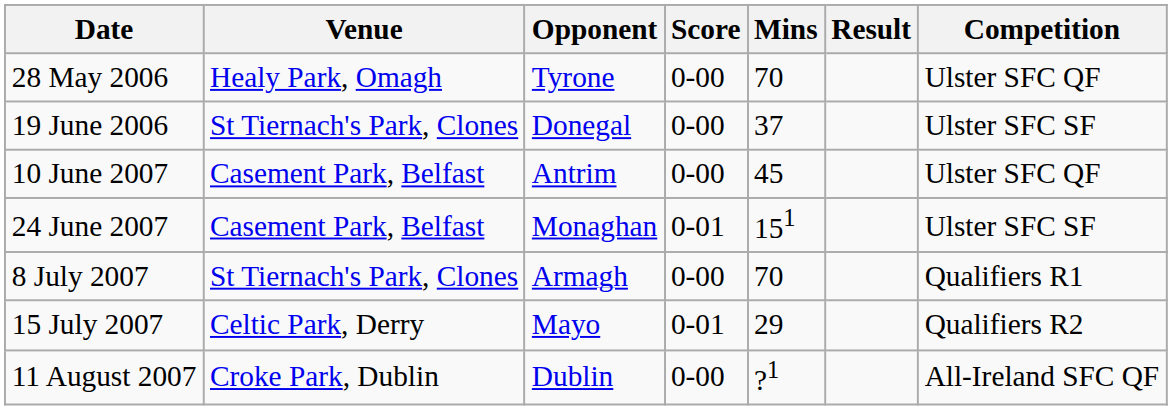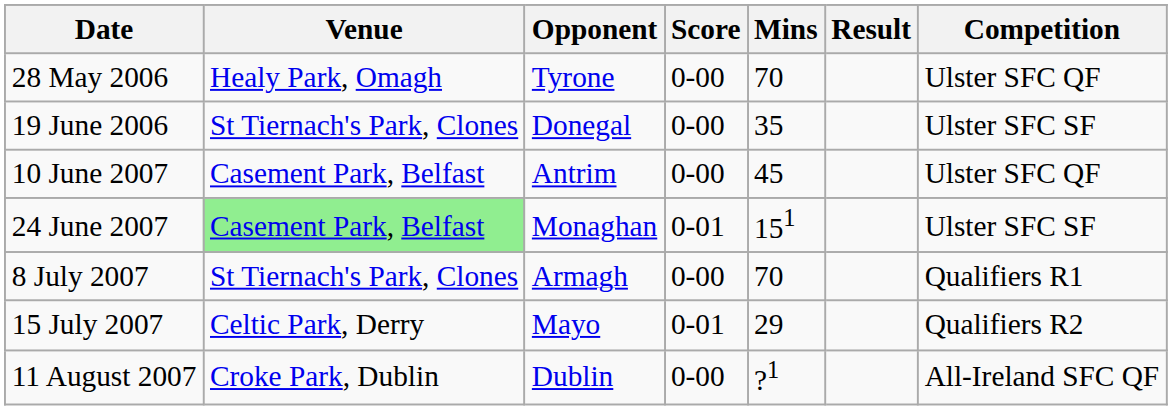(769, 125) 37 -> (769, 125) 35
(347, 225) no background -> (347, 225) lightgreen background
